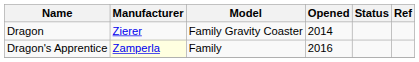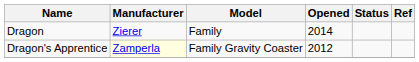(246, 31) Family Gravity Coaster -> (205, 31) Family
(205, 48) Family -> (246, 48) Family Gravity Coaster
(320, 48) 2016 -> (320, 48) 2012
